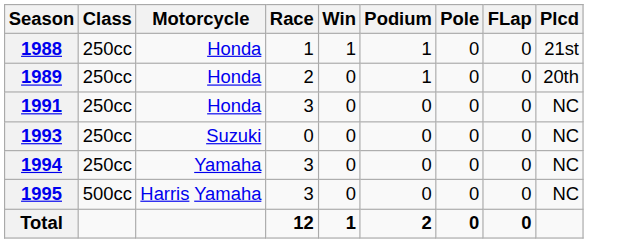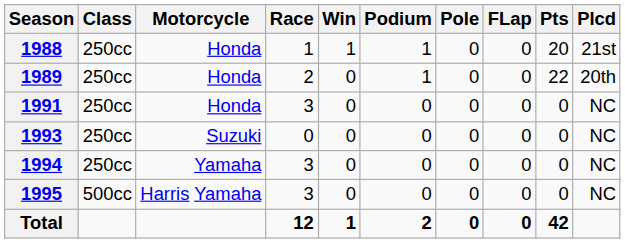+ column: (554, 19)
